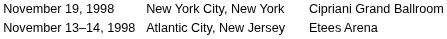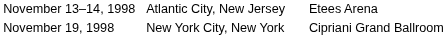rows swapped: (69, 28) <-> (59, 9)
